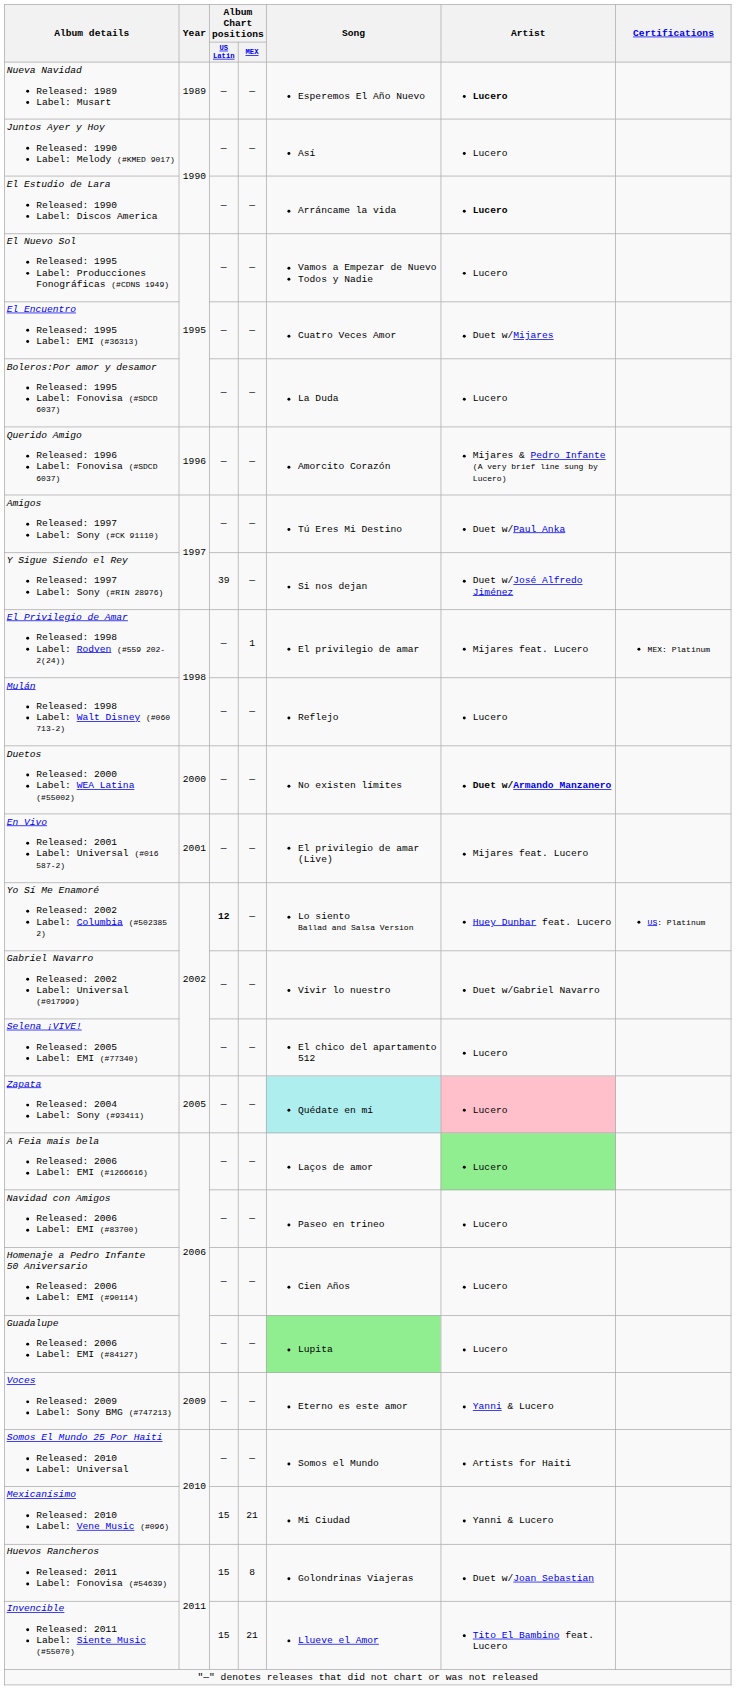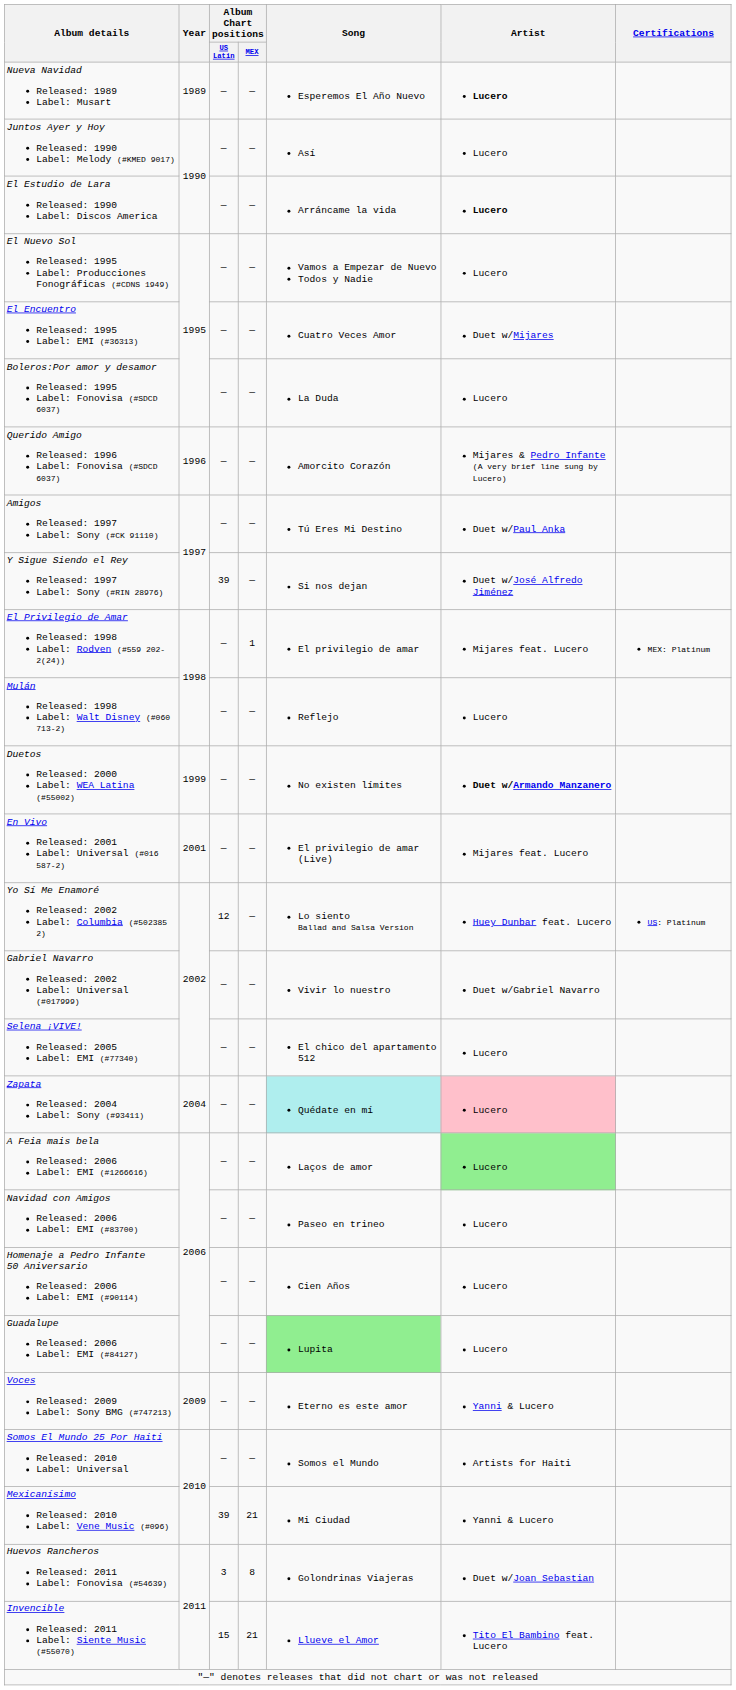(194, 780) 2000 -> (194, 780) 1999
(224, 916) bold -> (224, 916) normal
(194, 1104) 2005 -> (194, 1104) 2004
(224, 1515) 15 -> (224, 1515) 39
(224, 1573) 15 -> (224, 1573) 3
